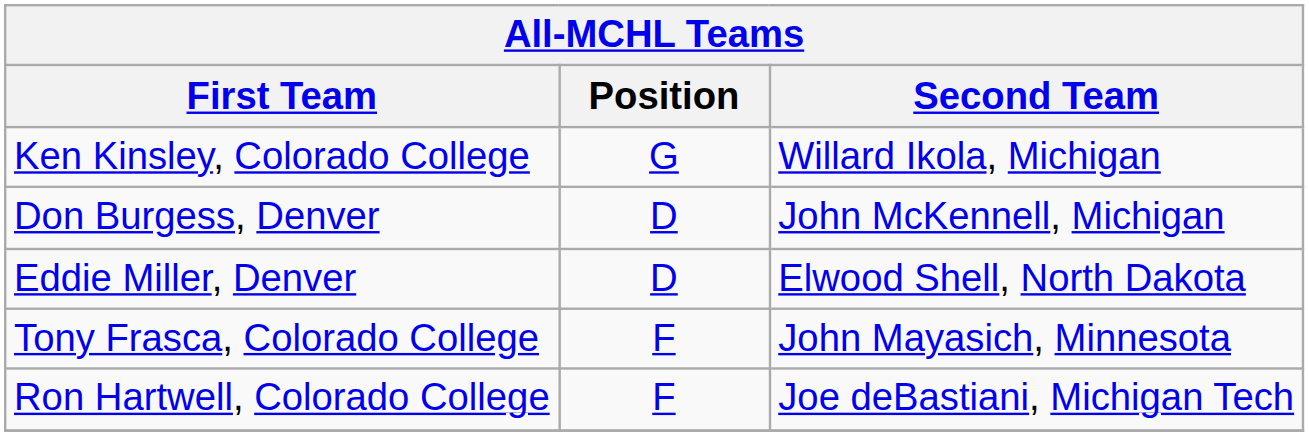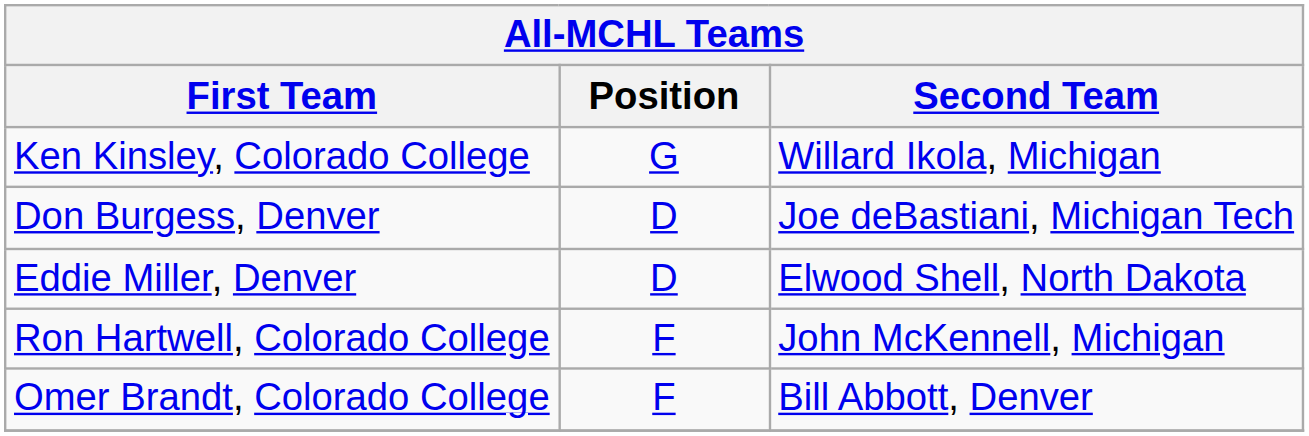(1001, 216) John McKennell, Michigan -> (1036, 216) Joe deBastiani, Michigan Tech
- row: (277, 338)
(1036, 398) Joe deBastiani, Michigan Tech -> (1001, 338) John McKennell, Michigan
+ row: (282, 398)
